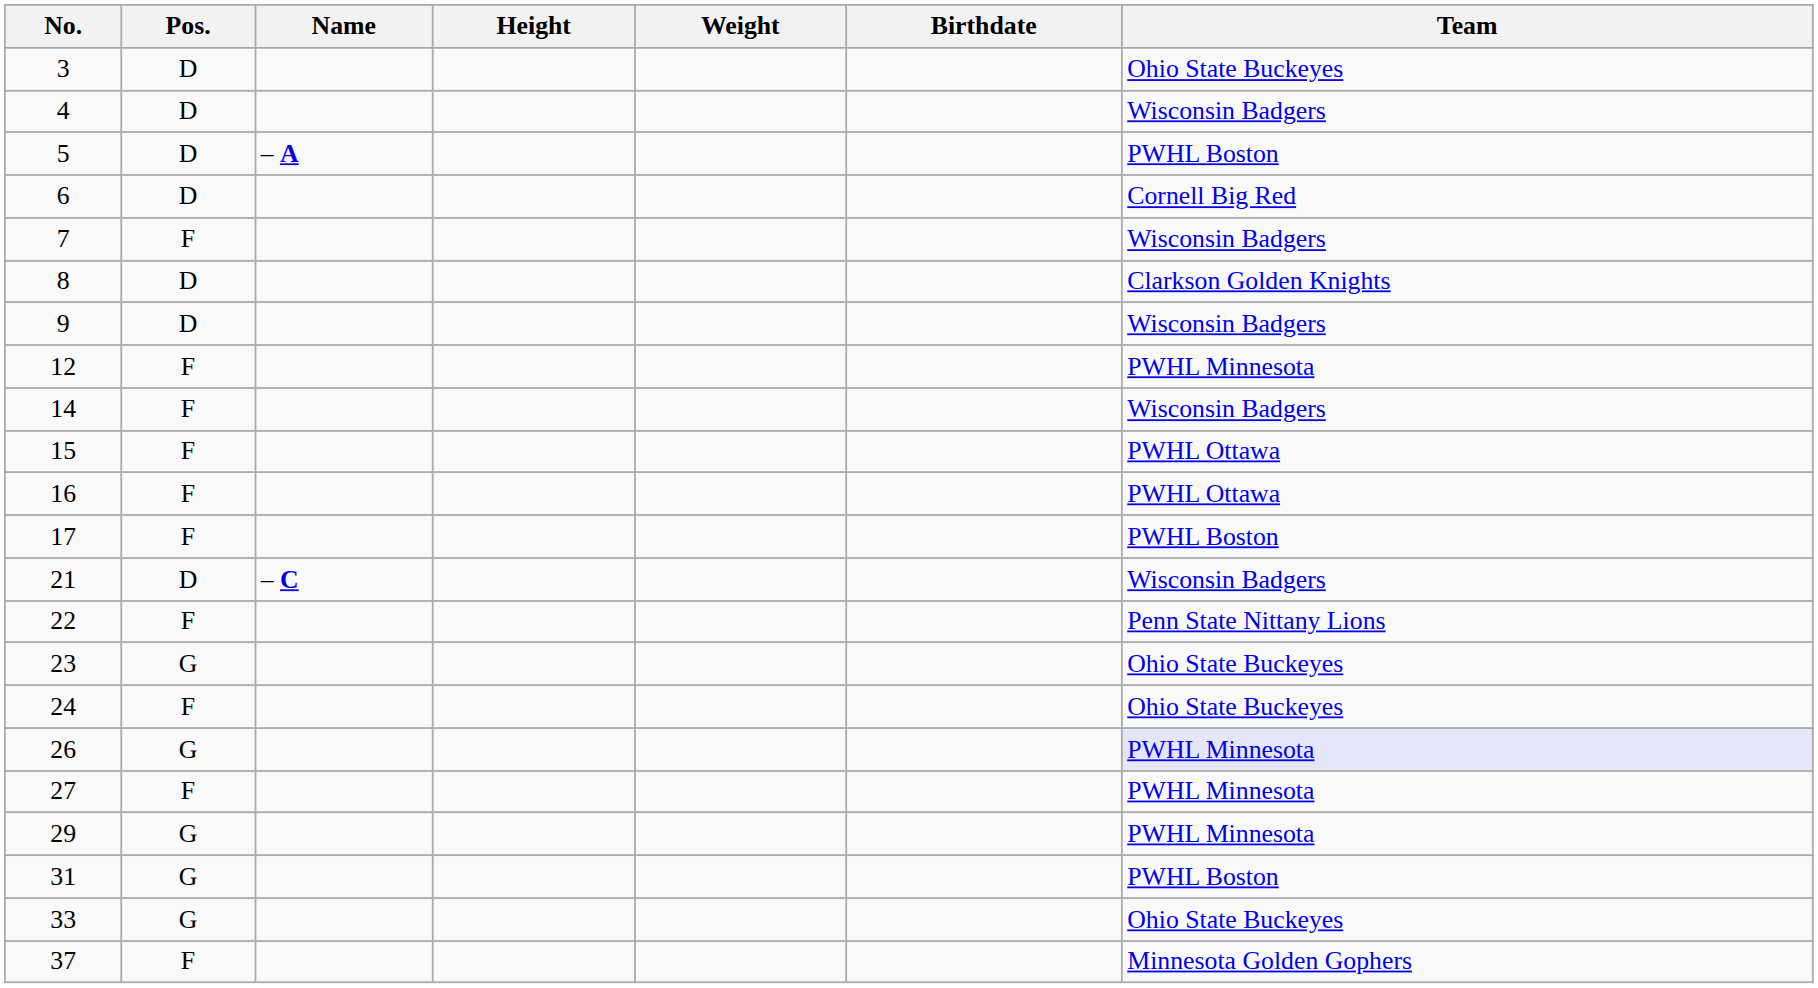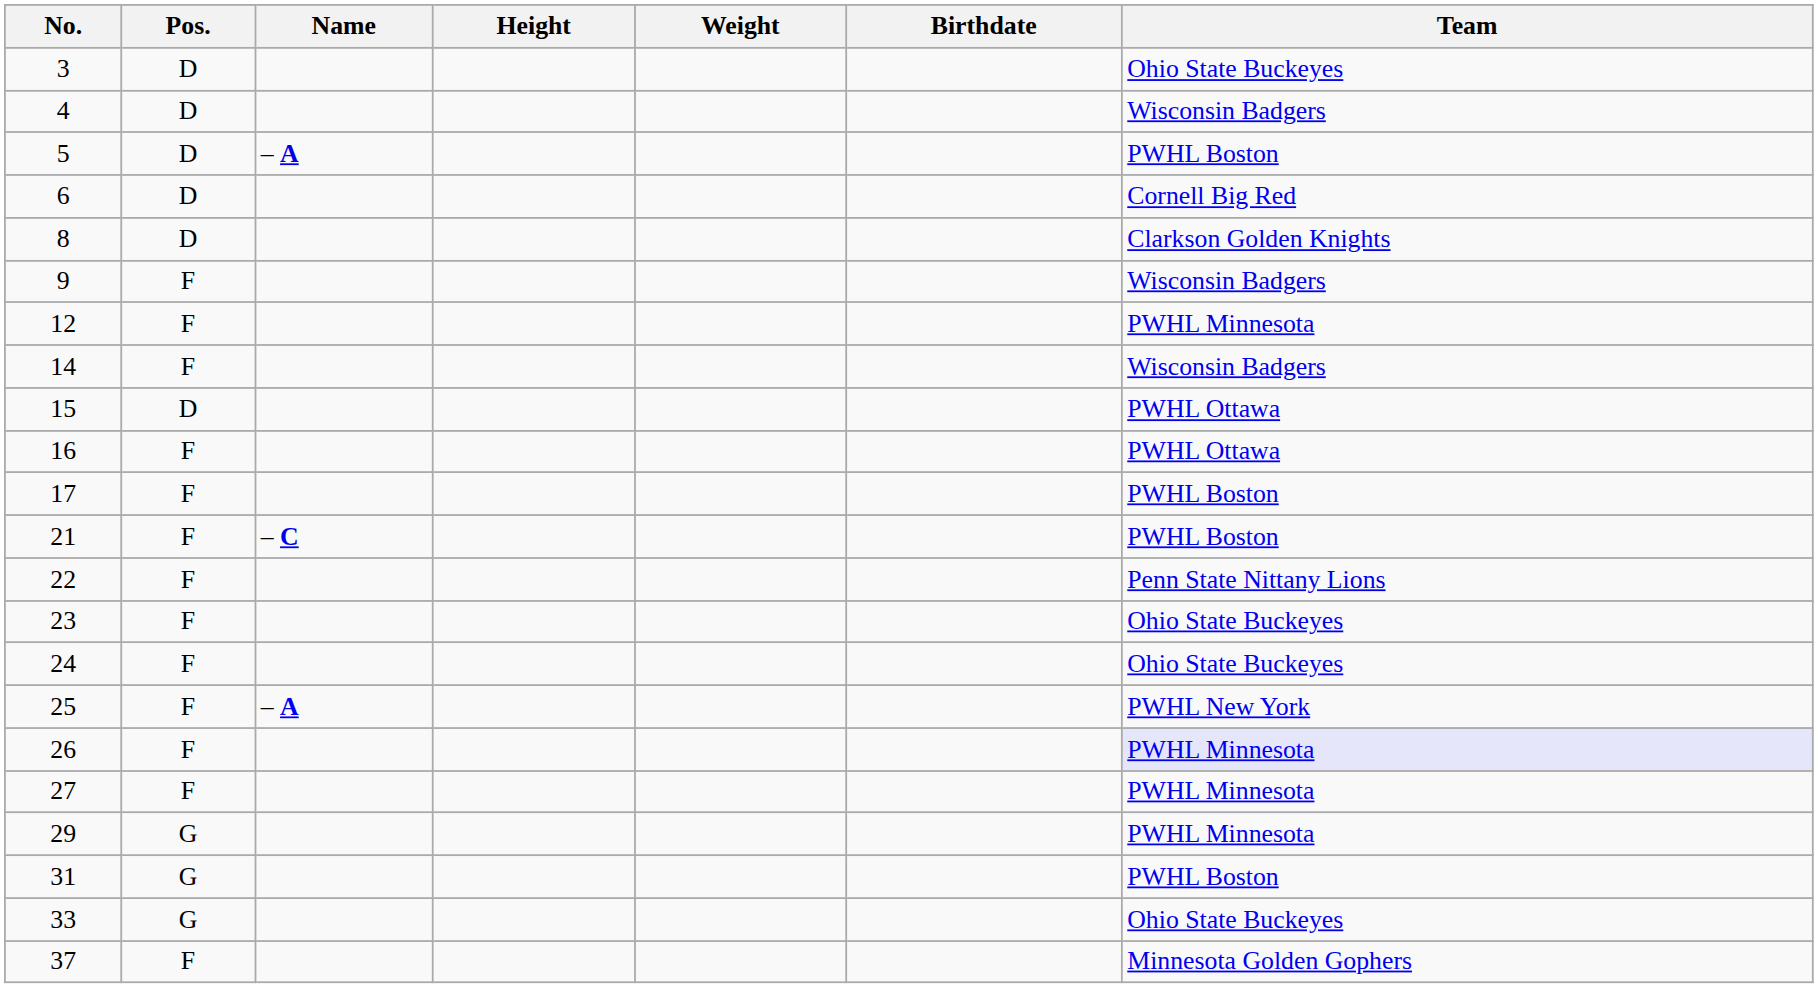- row: (63, 238)
(188, 323) D -> (188, 281) F
(188, 451) F -> (188, 408) D
(188, 578) D -> (188, 536) F
(1227, 578) Wisconsin Badgers -> (1203, 536) PWHL Boston
(188, 663) G -> (188, 621) F
+ row: (63, 706)
(188, 748) G -> (188, 748) F
